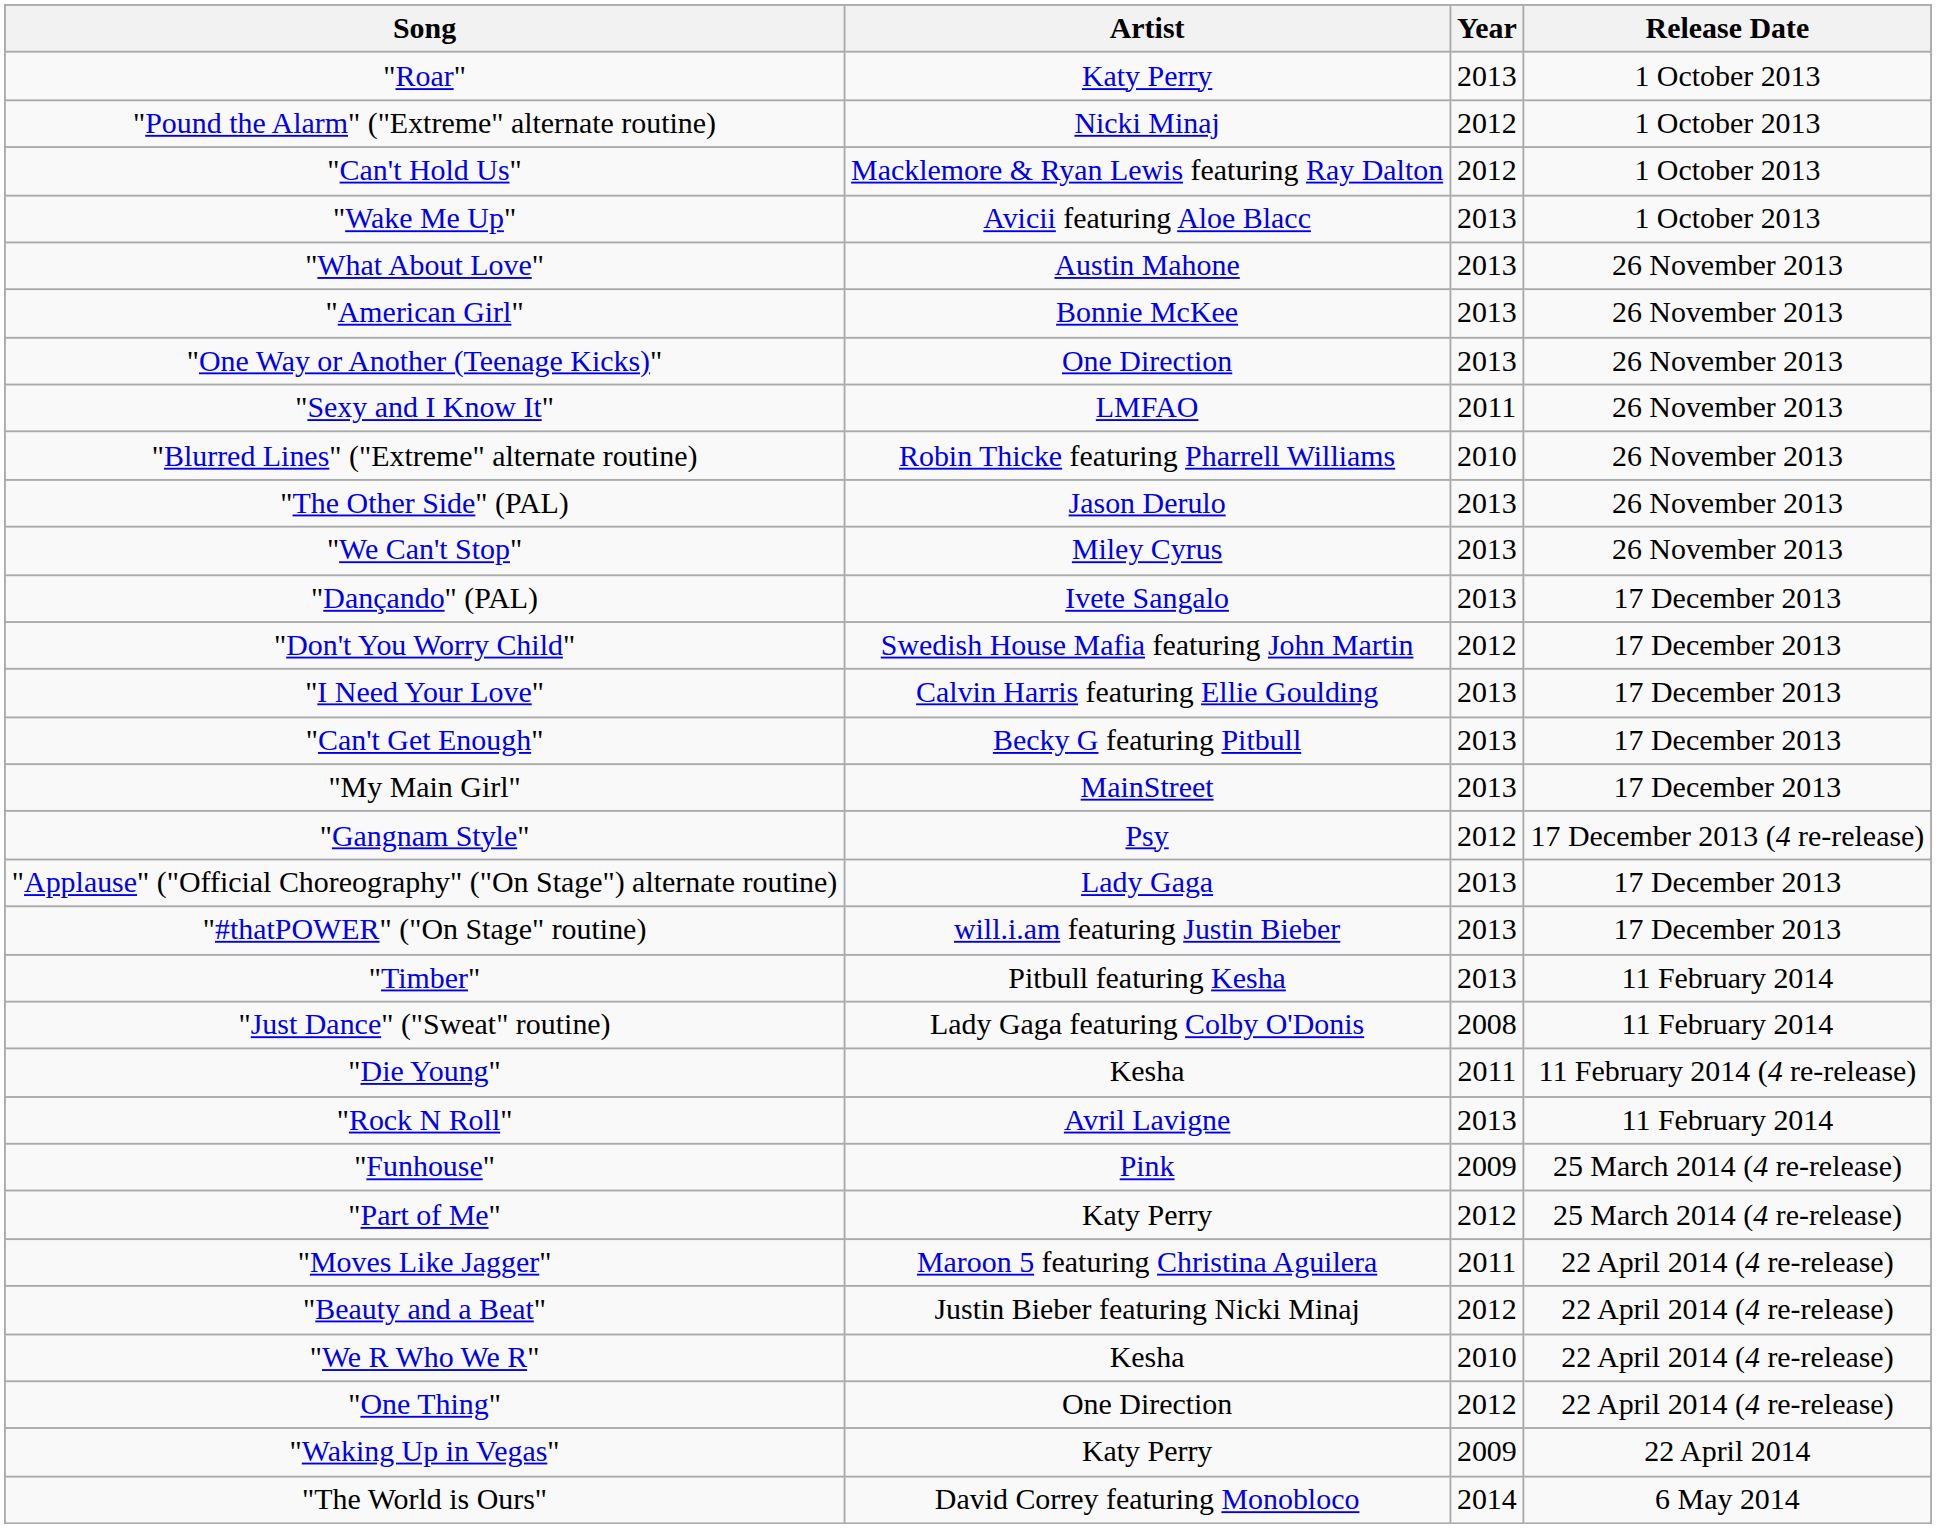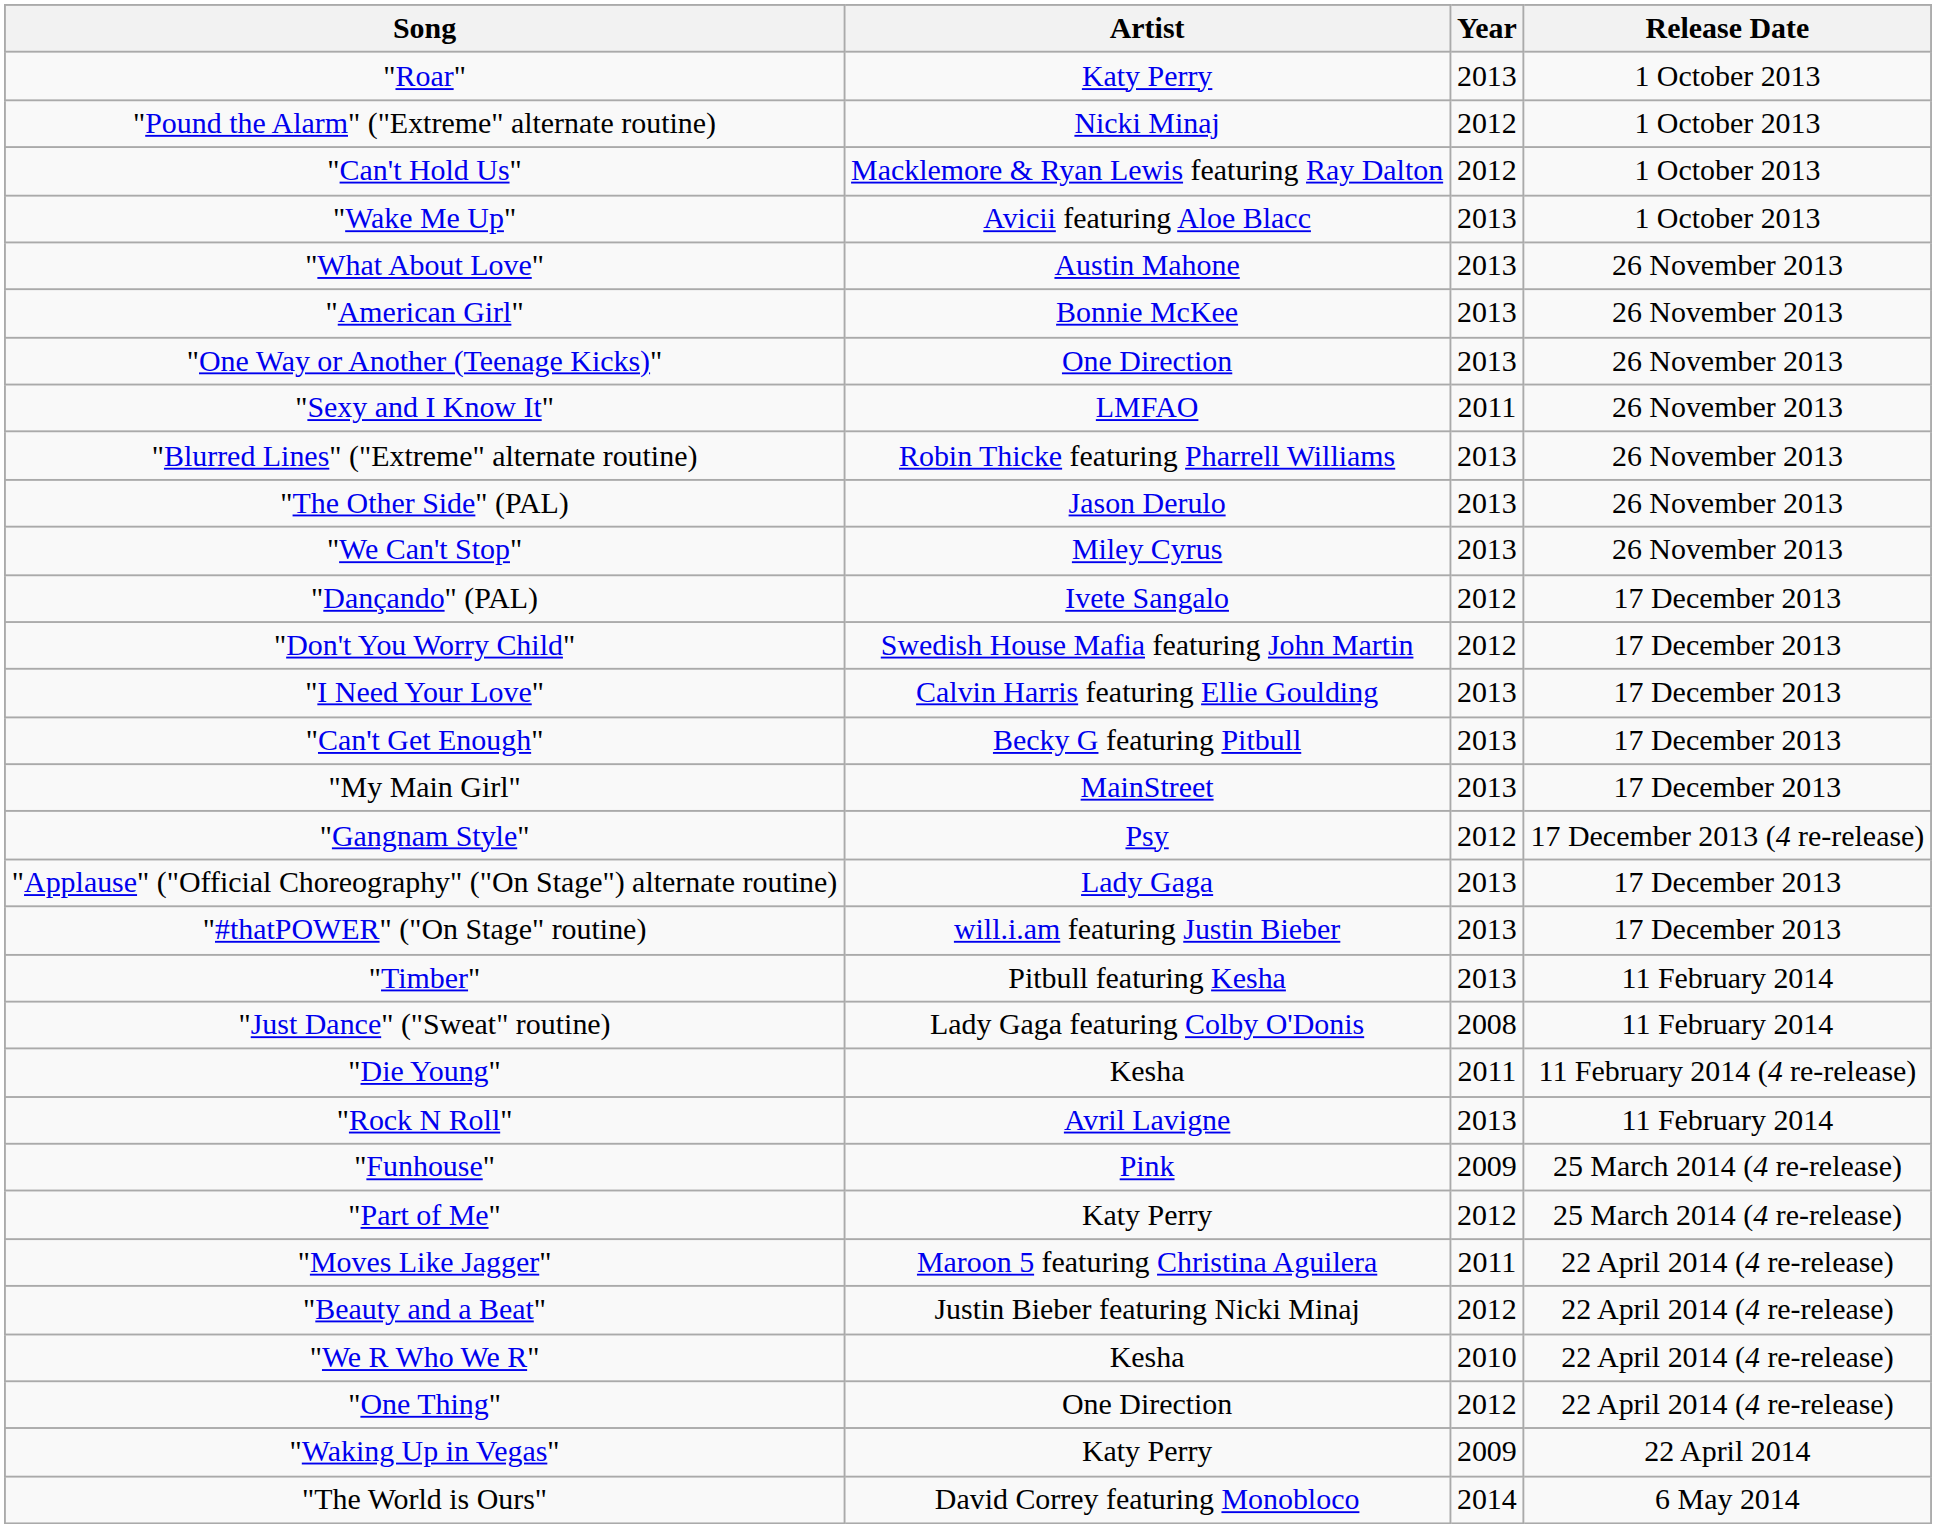(1487, 455) 2010 -> (1487, 455) 2013
(1487, 597) 2013 -> (1487, 597) 2012
